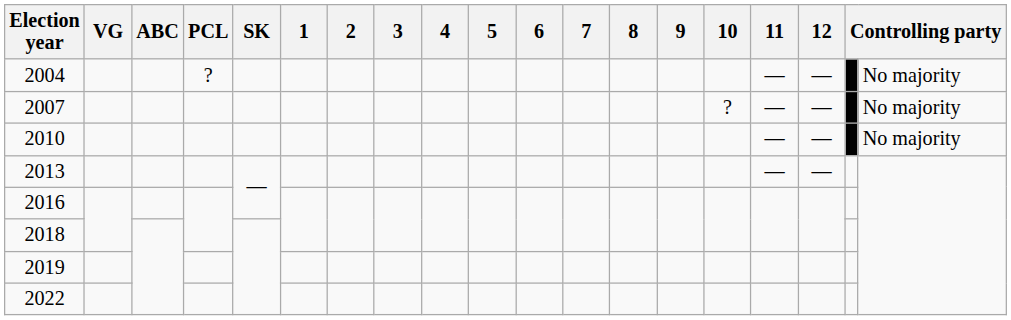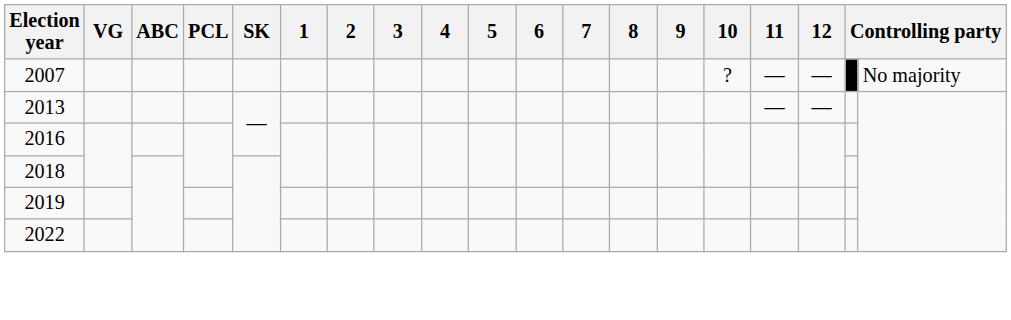- row: (45, 75)
- row: (45, 139)
